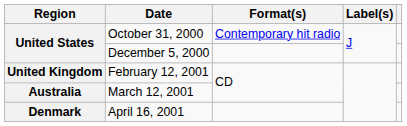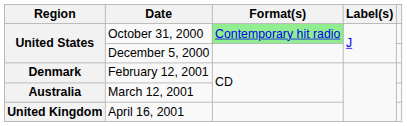(278, 33) no background -> (278, 33) lightgreen background
(55, 72) United Kingdom -> (55, 72) Denmark
(55, 111) Denmark -> (55, 111) United Kingdom
